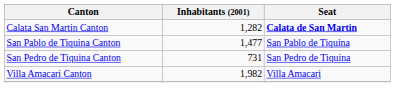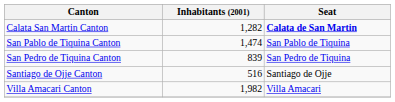(251, 43) 1,477 -> (251, 43) 1,474
(255, 58) 731 -> (255, 58) 839
+ row: (54, 74)
